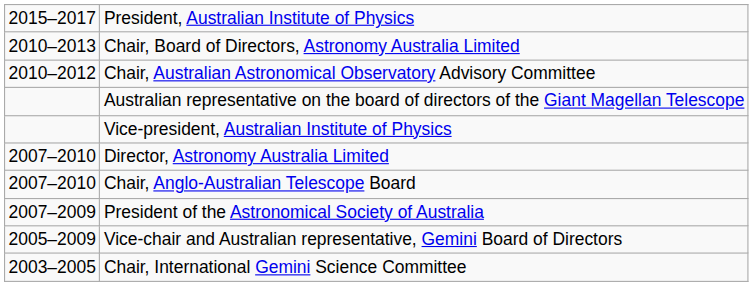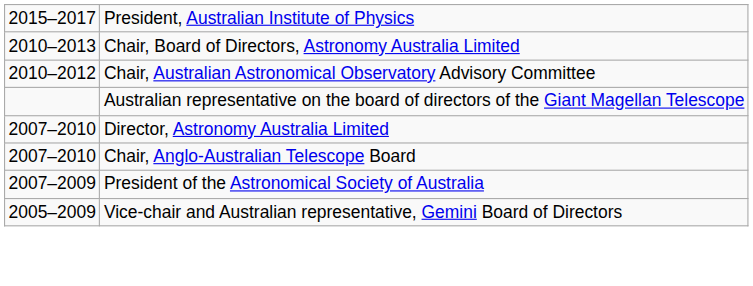- row: (278, 128)
- row: (285, 267)
